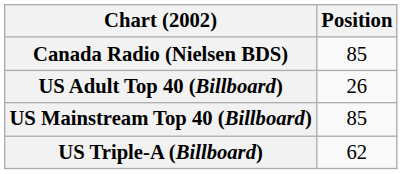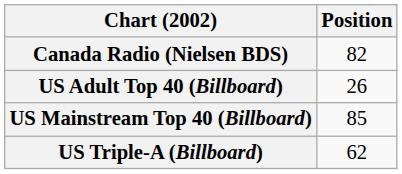(357, 53) 85 -> (357, 53) 82
